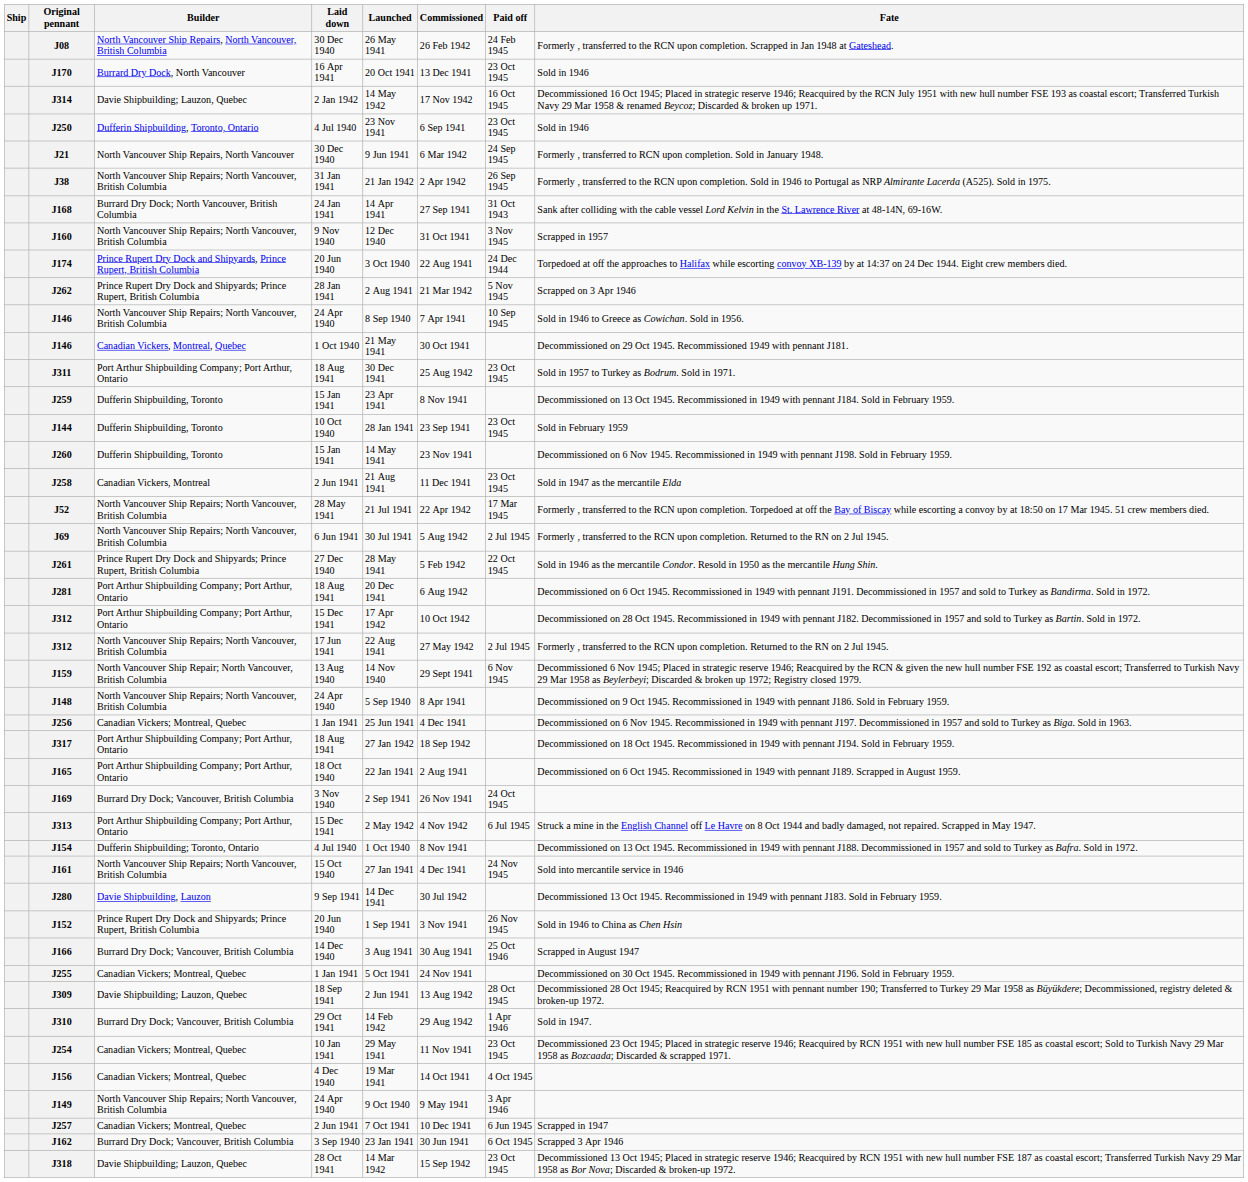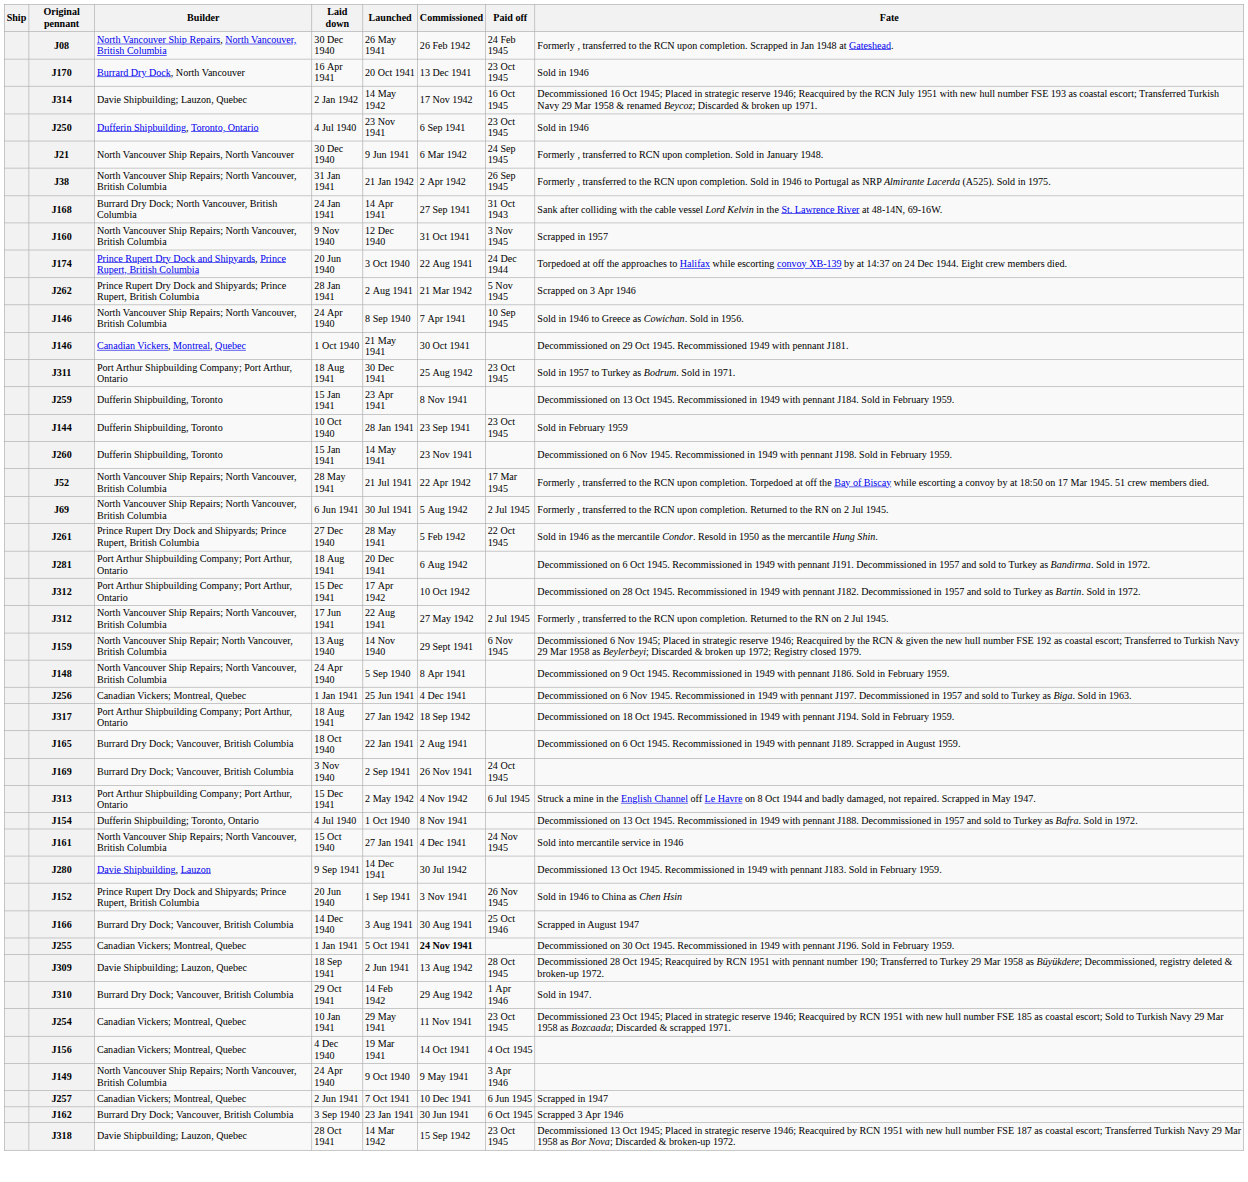- row: (62, 482)
(194, 771) Port Arthur Shipbuilding Company; Port Arthur, Ontario -> (195, 744) Burrard Dry Dock; Vancouver, British Columbia
(446, 973) normal -> (446, 946) bold
